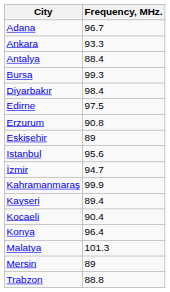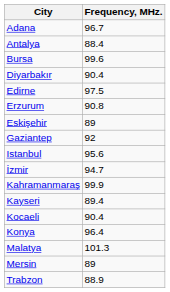- row: (22, 43)
(94, 75) 99.3 -> (94, 59) 99.6
(94, 91) 98.4 -> (94, 75) 90.4
+ row: (29, 138)
(94, 279) 88.8 -> (94, 279) 88.9
